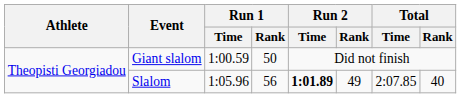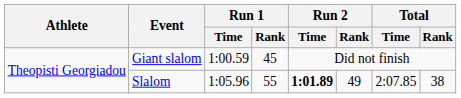(270, 59) 50 -> (270, 59) 45
(270, 81) 56 -> (270, 81) 55
(438, 81) 40 -> (438, 81) 38
